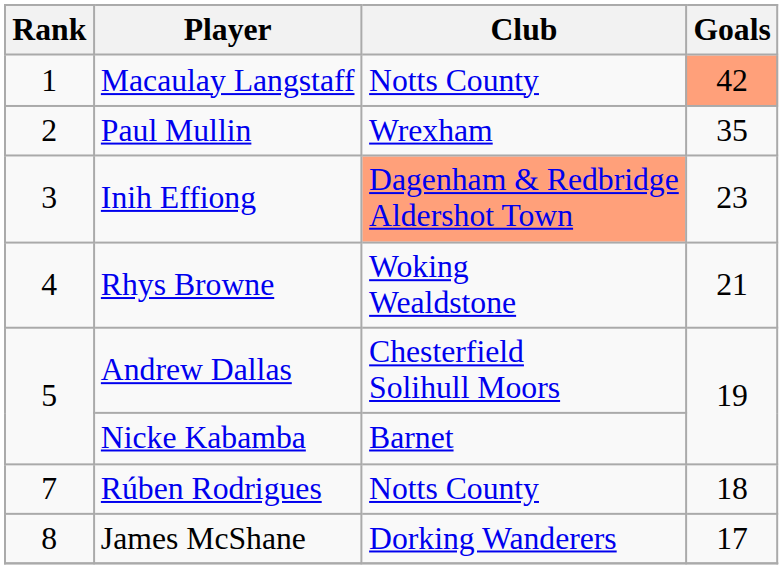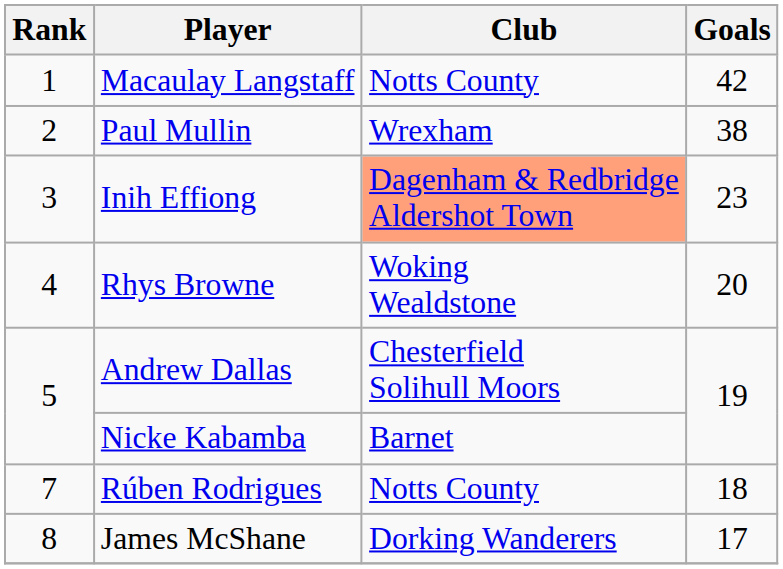(732, 79) lightsalmon background -> (732, 79) no background
(732, 130) 35 -> (732, 130) 38
(732, 284) 21 -> (732, 284) 20
